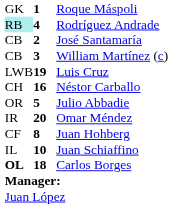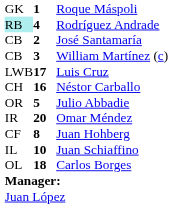(40, 71) 19 -> (40, 71) 17
(14, 165) bold -> (14, 165) normal
